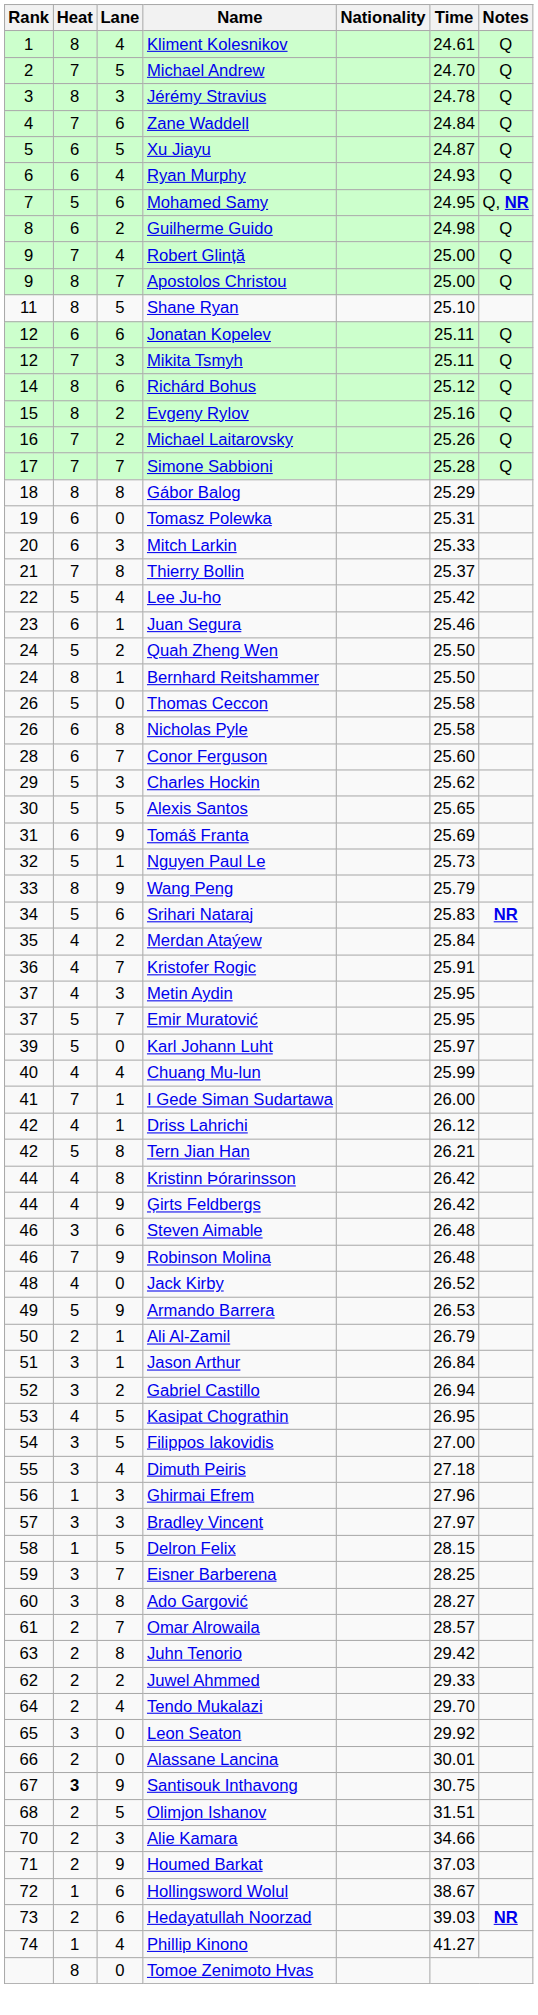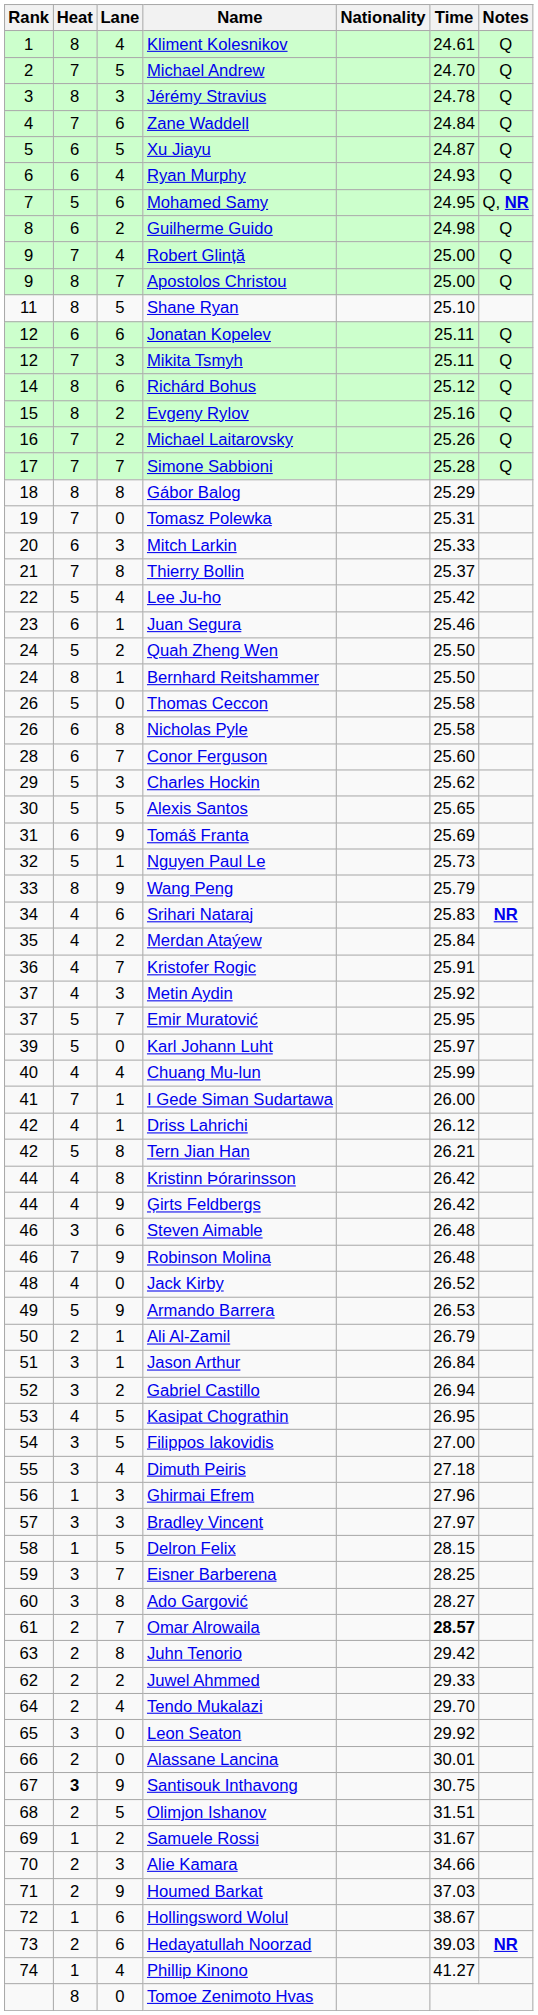(75, 519) 6 -> (75, 519) 7
(75, 914) 5 -> (75, 914) 4
(454, 994) 25.95 -> (454, 994) 25.92
(454, 1627) normal -> (454, 1627) bold
+ row: (203, 1838)
